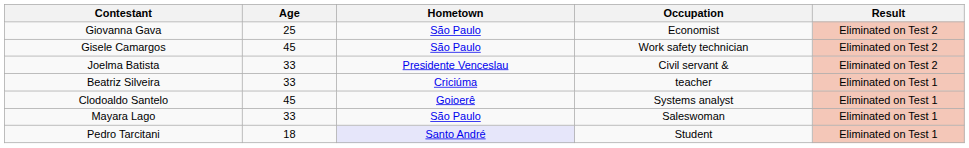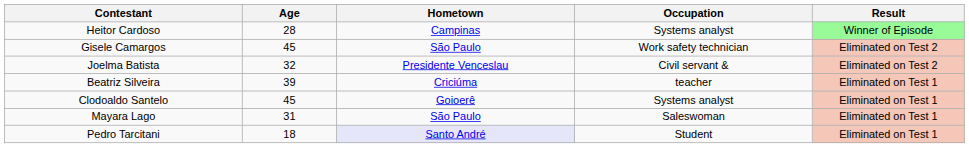+ row: (123, 31)
- row: (123, 31)
(289, 65) 33 -> (289, 65) 32
(289, 83) 33 -> (289, 83) 39
(289, 117) 33 -> (289, 117) 31
